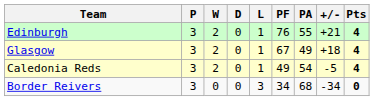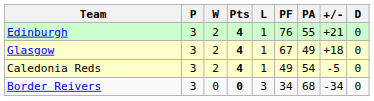columns swapped: (238, 14) <-> (356, 14)
